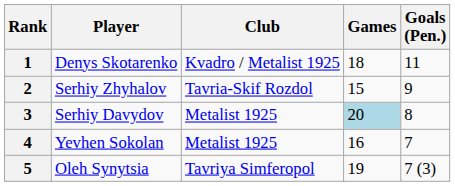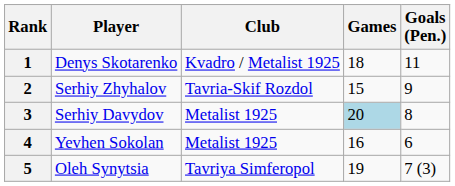(408, 141) 7 -> (408, 141) 6
